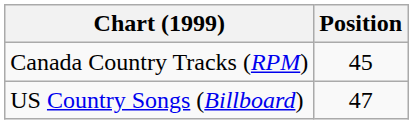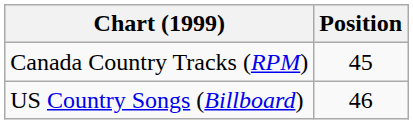(361, 99) 47 -> (361, 99) 46
